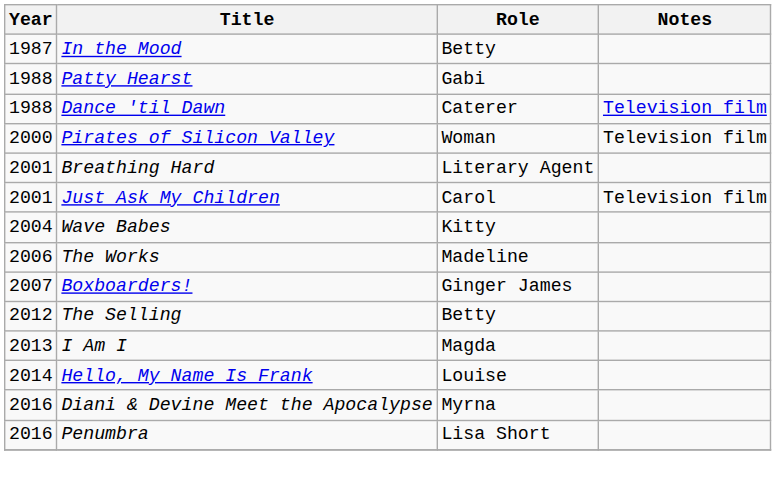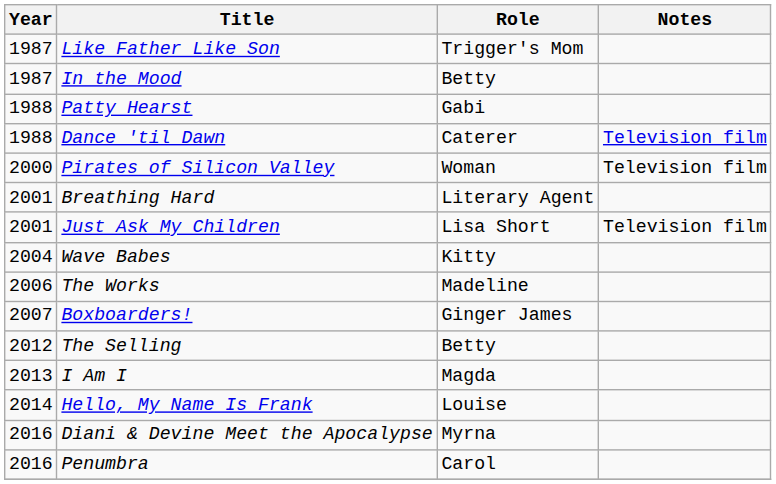+ row: (171, 49)
(469, 198) Carol -> (496, 227) Lisa Short
(496, 435) Lisa Short -> (469, 464) Carol
